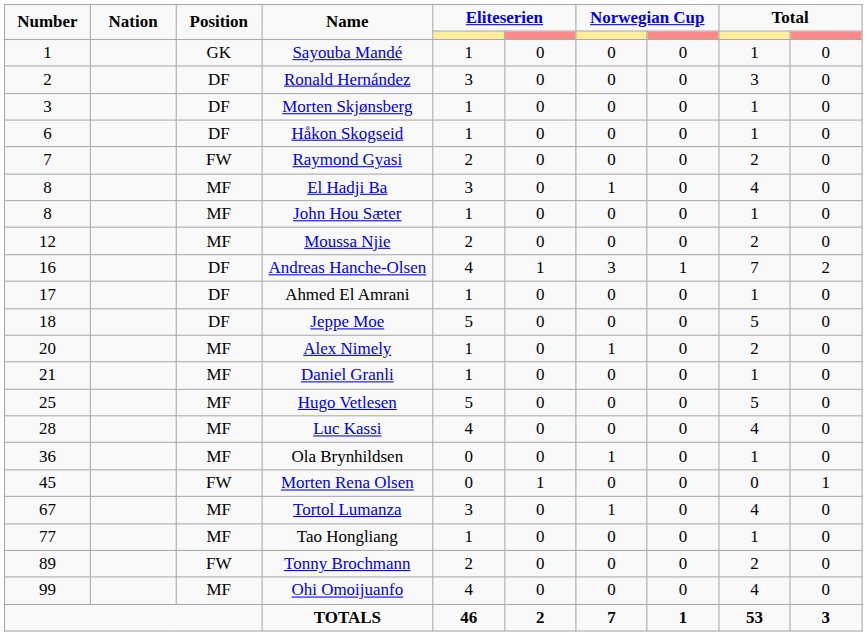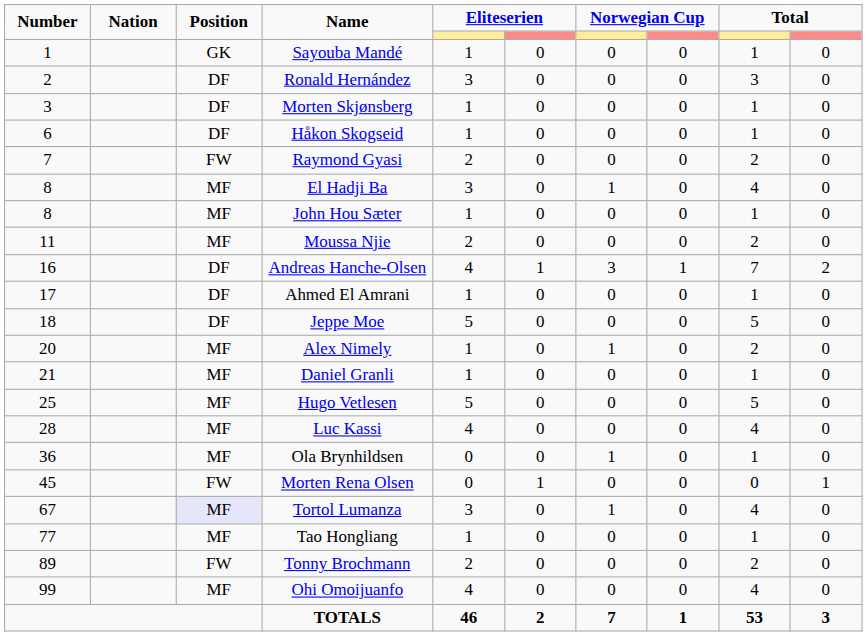(47, 240) 12 -> (47, 240) 11
(219, 509) no background -> (219, 509) lavender background
